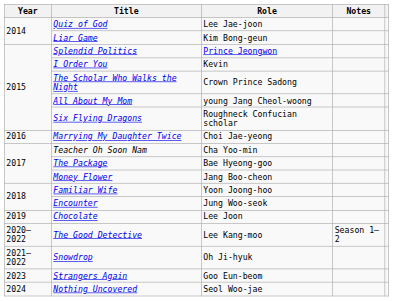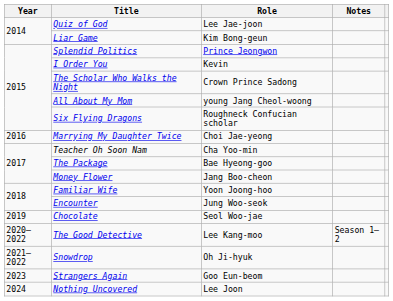(223, 217) Lee Joon -> (233, 217) Seol Woo-jae
(233, 289) Seol Woo-jae -> (223, 289) Lee Joon
